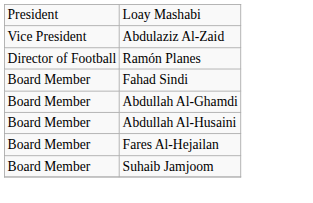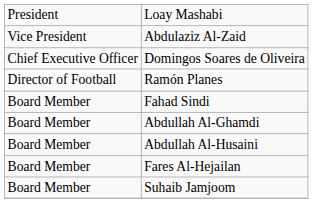+ row: (225, 58)
